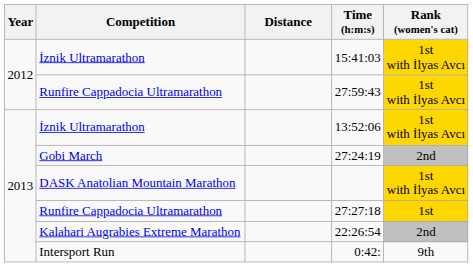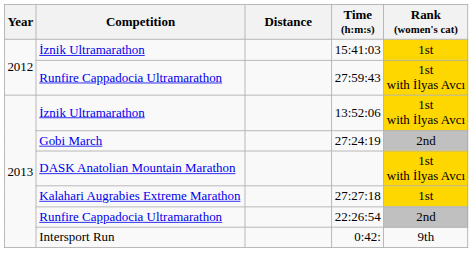(426, 57) 1st with İlyas Avcı -> (426, 49) 1st
(131, 210) Runfire Cappadocia Ultramarathon -> (140, 196) Kalahari Augrabies Extreme Marathon
(140, 231) Kalahari Augrabies Extreme Marathon -> (131, 216) Runfire Cappadocia Ultramarathon
